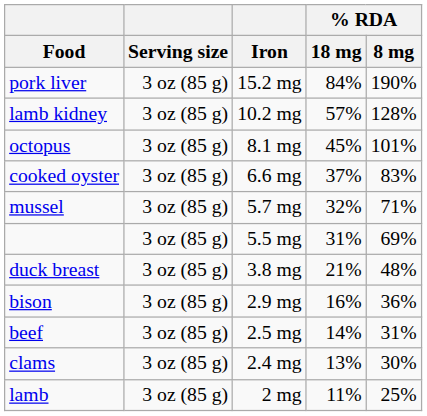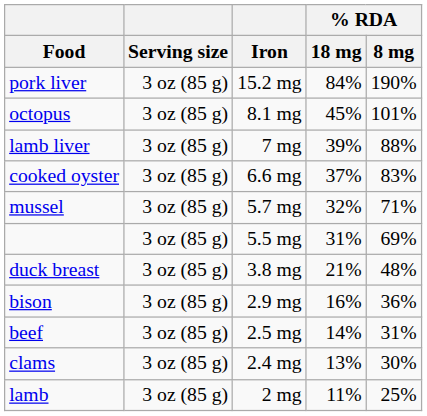- row: (58, 113)
+ row: (49, 144)
